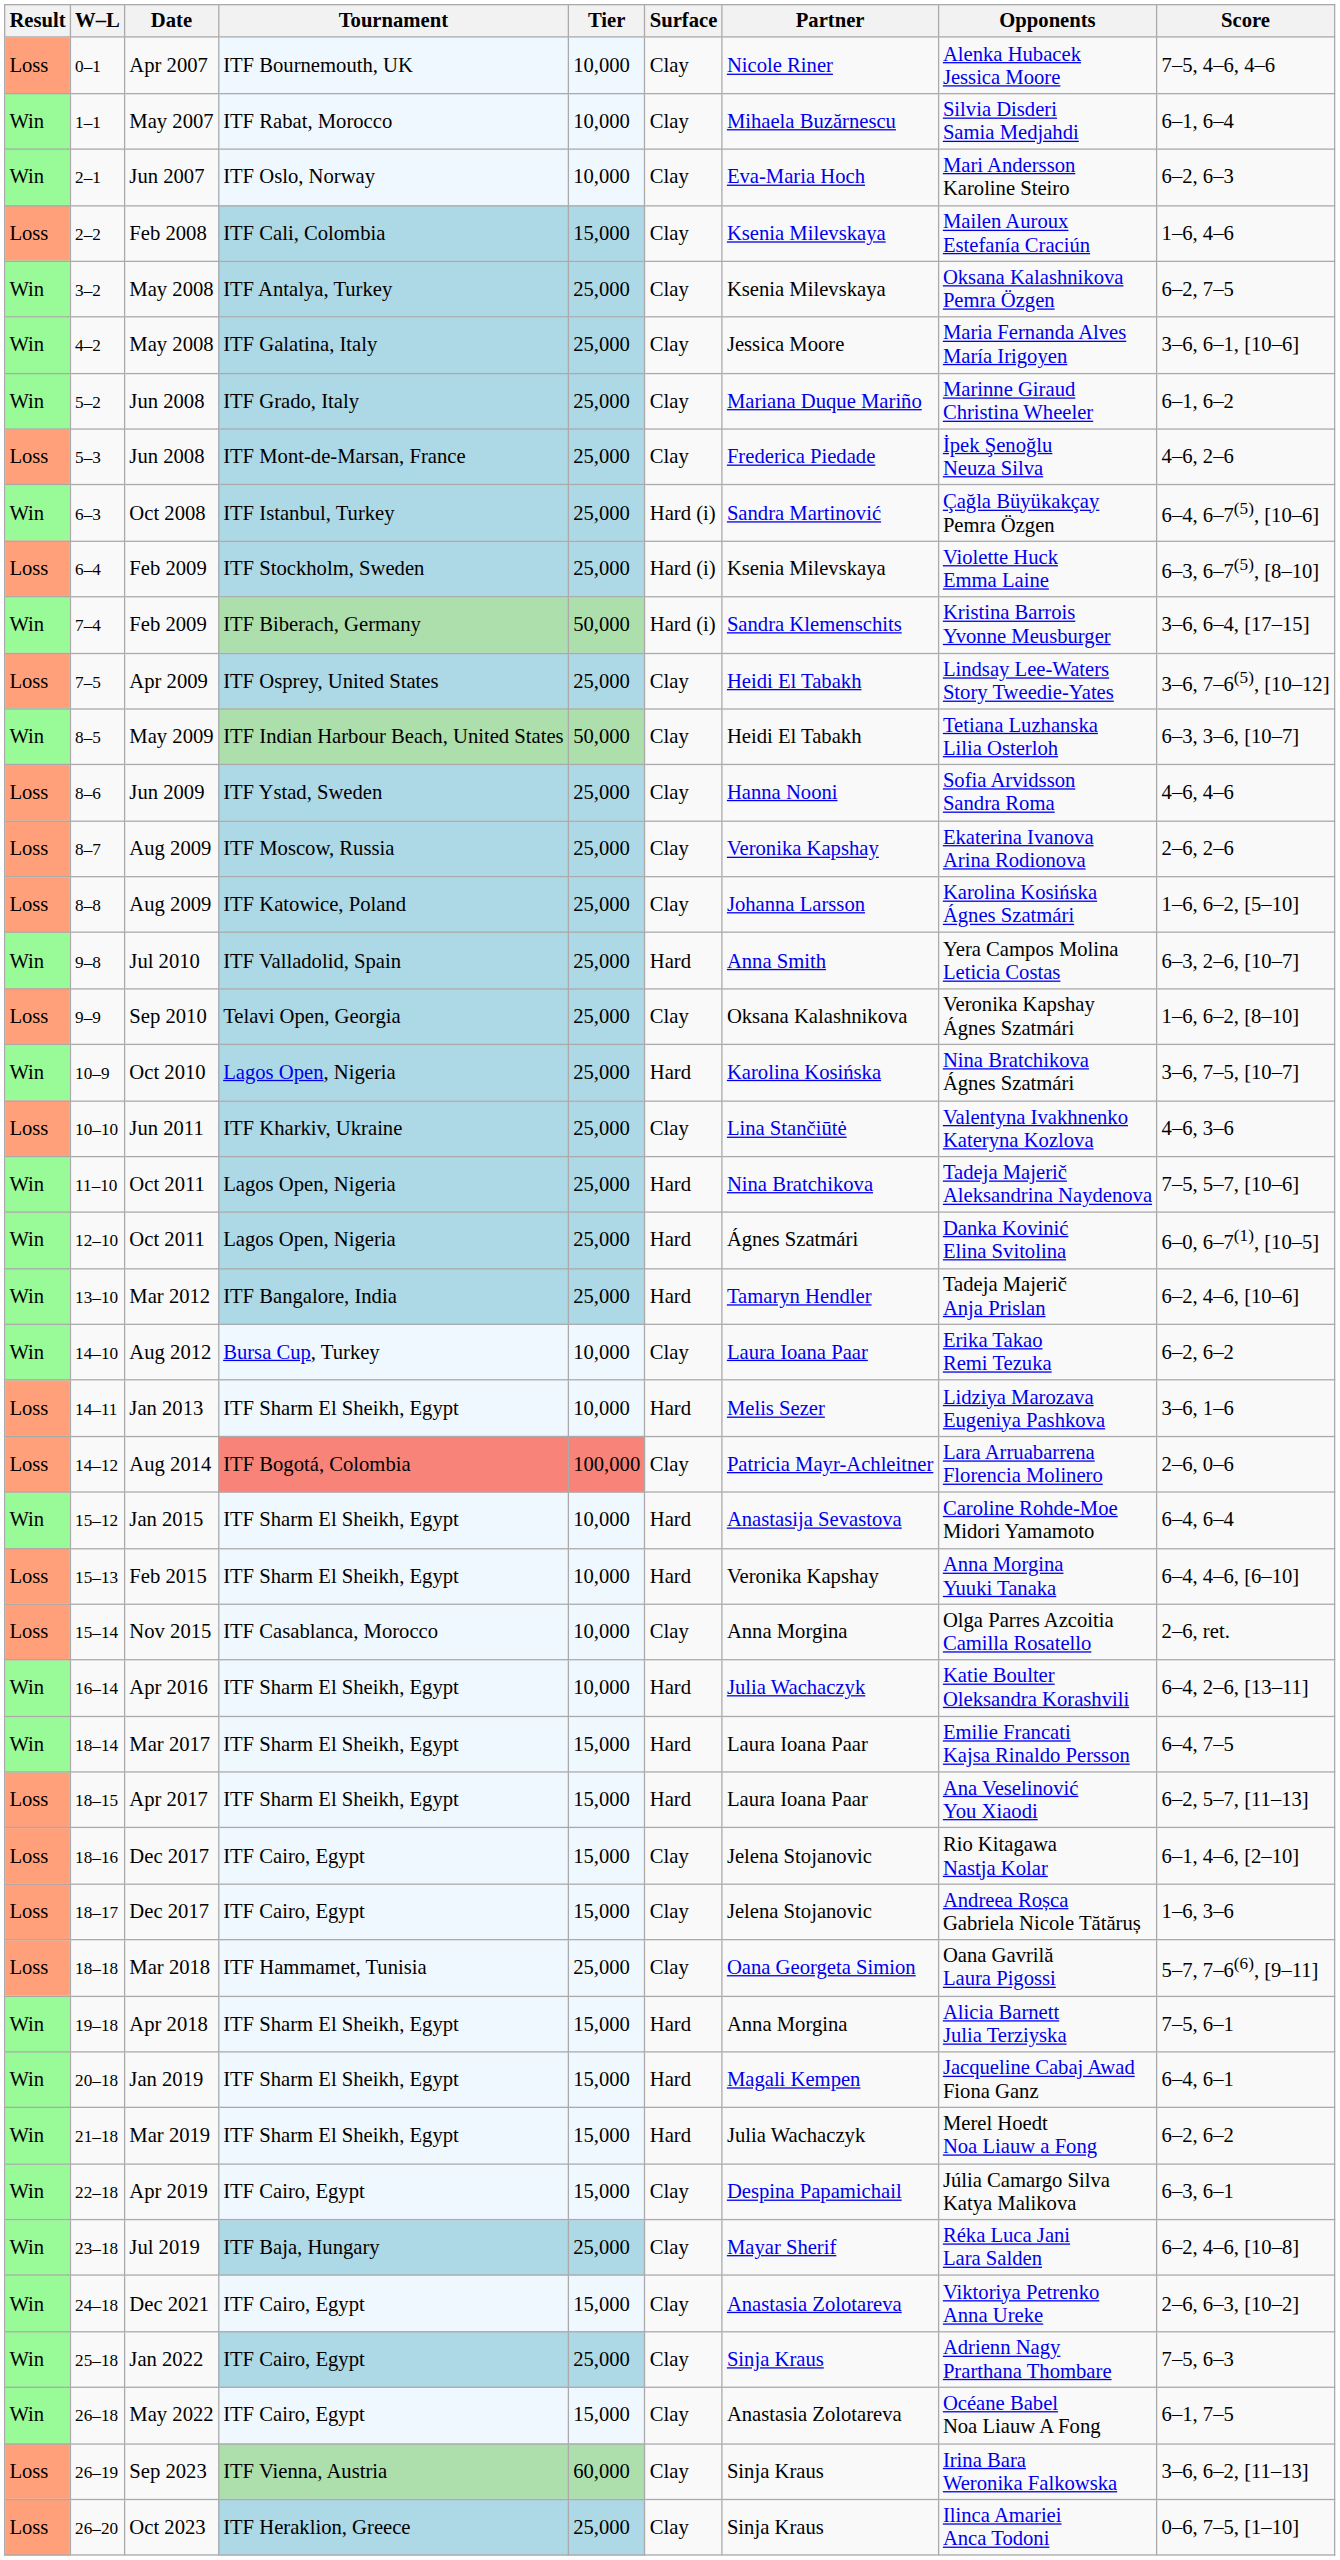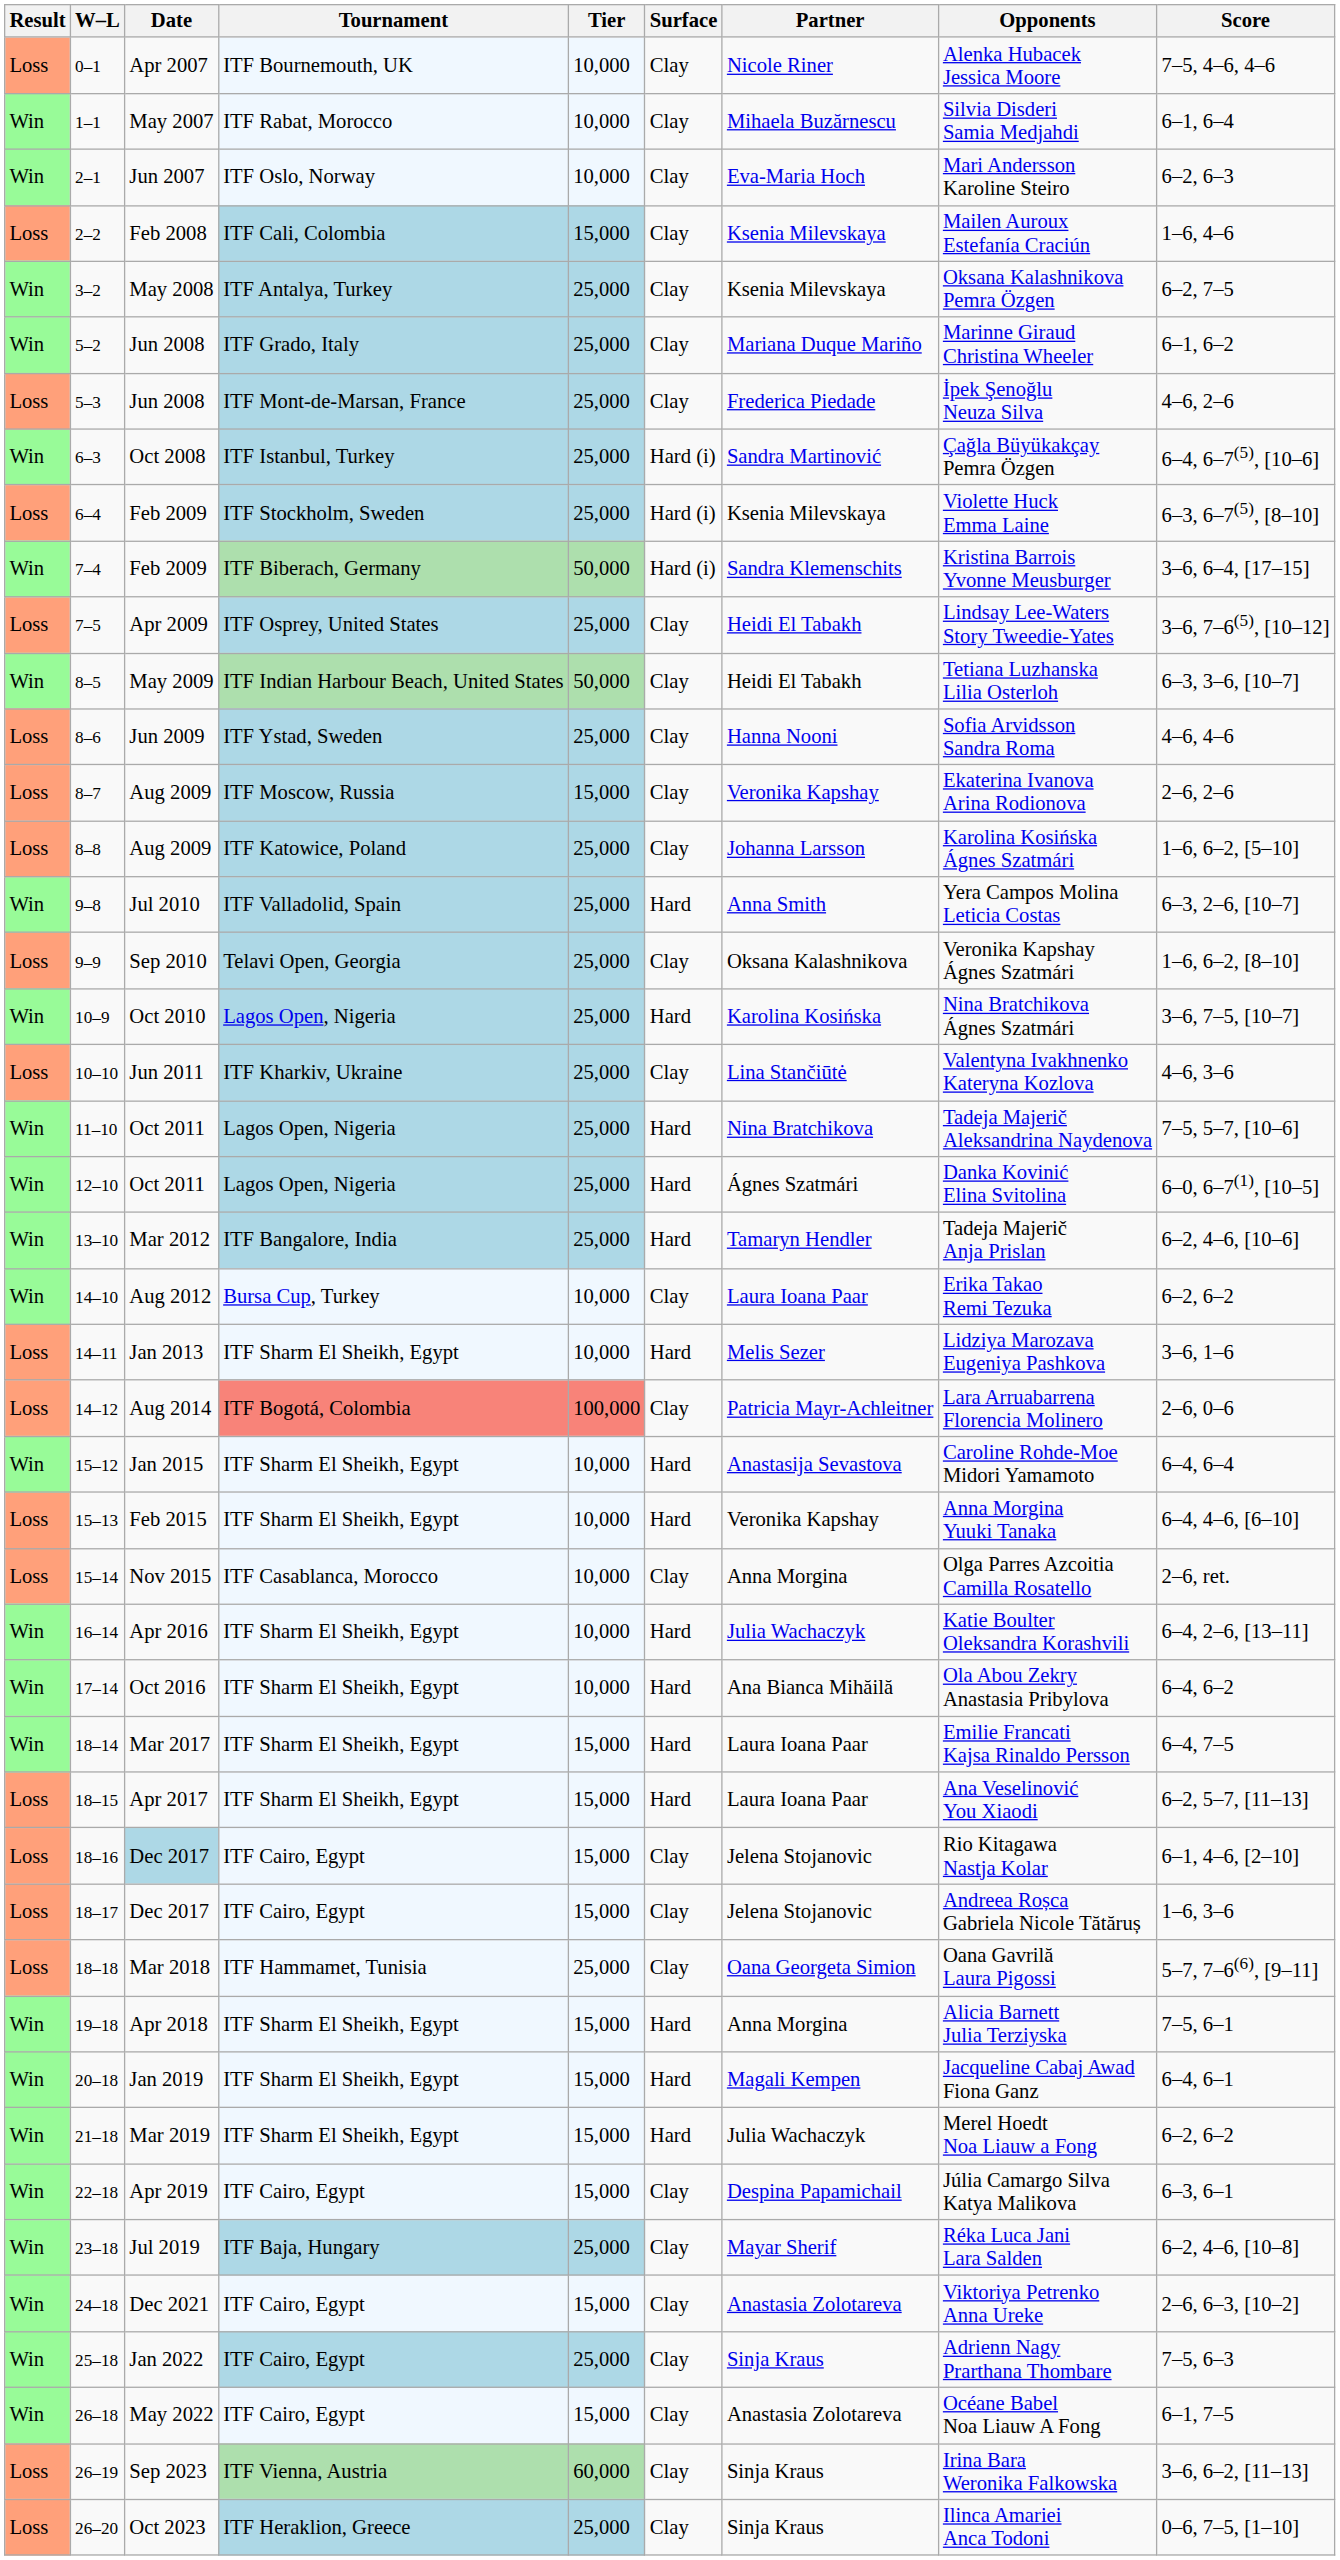- row: (88, 346)
(602, 848) 25,000 -> (602, 792) 15,000
+ row: (97, 1689)
(169, 1855) no background -> (169, 1855) lightblue background
